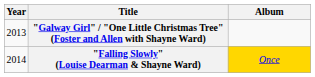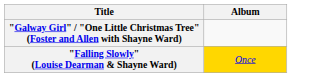- column: (16, 12)
